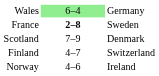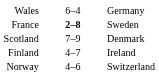(73, 11) lightgreen background -> (73, 11) no background
(131, 52) Switzerland -> (121, 52) Ireland
(121, 66) Ireland -> (131, 66) Switzerland
